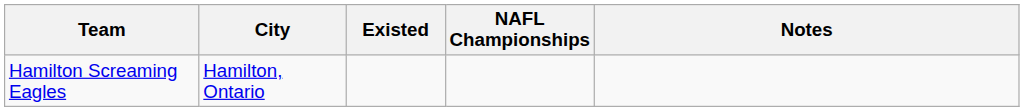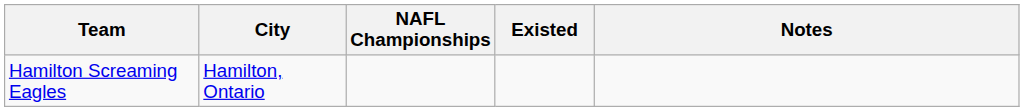columns swapped: (396, 29) <-> (520, 29)
